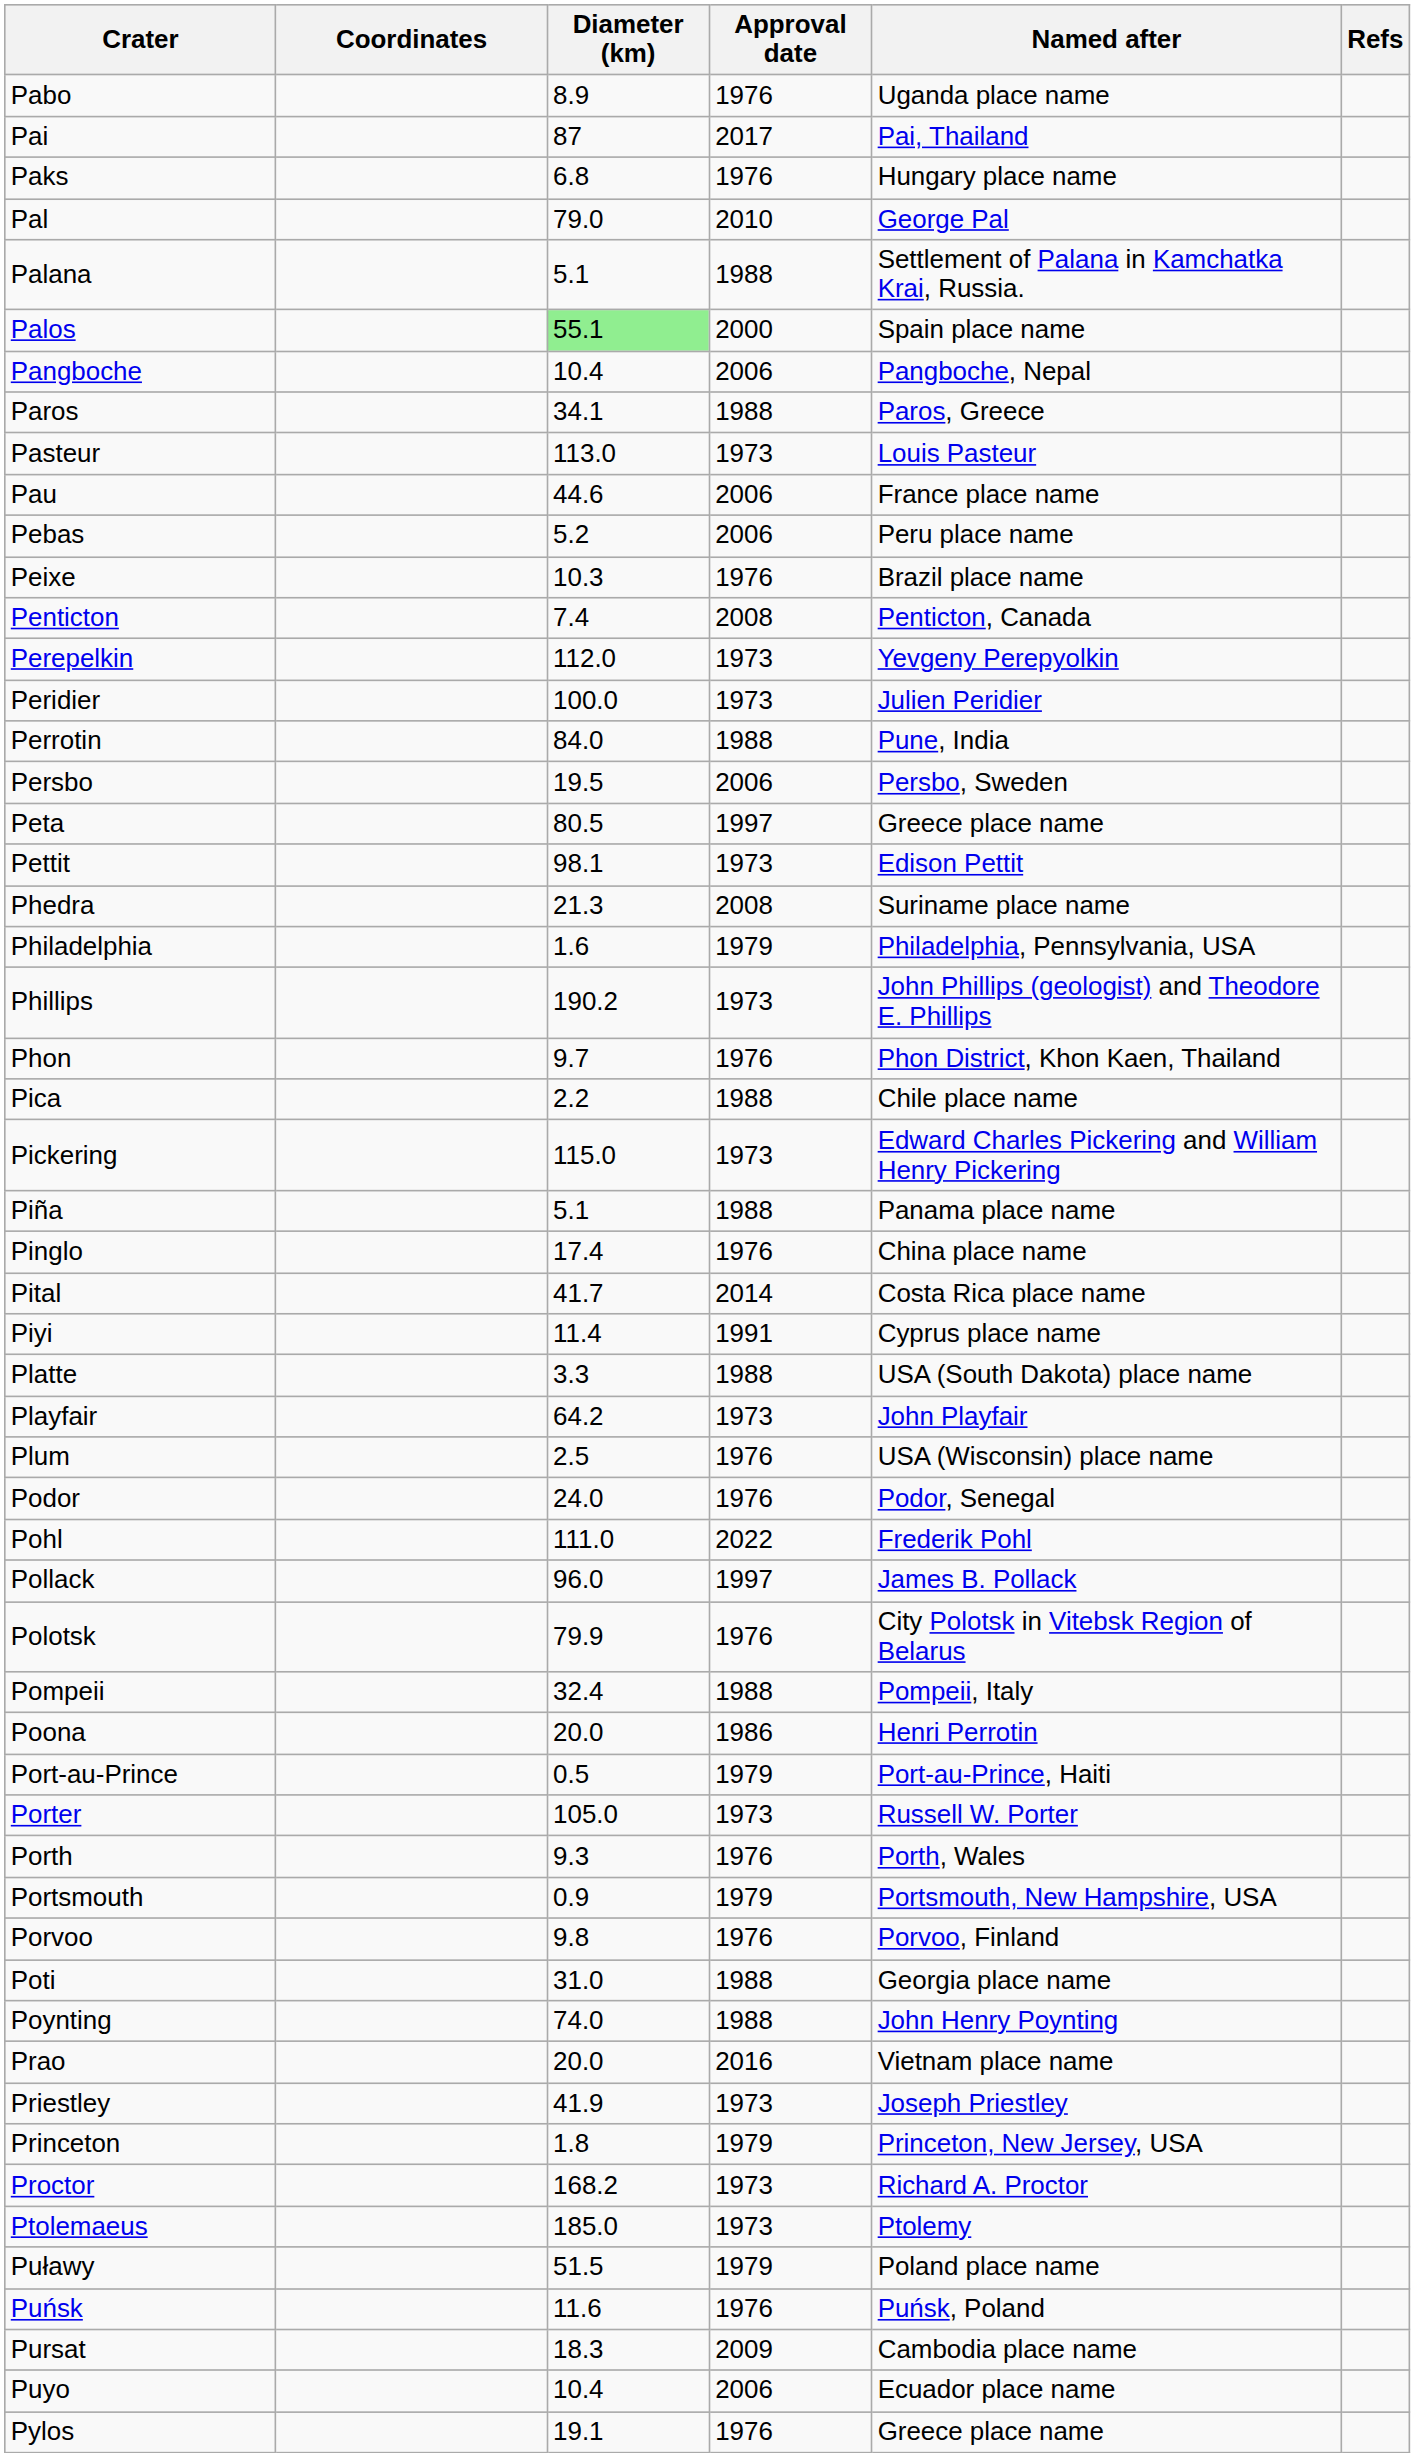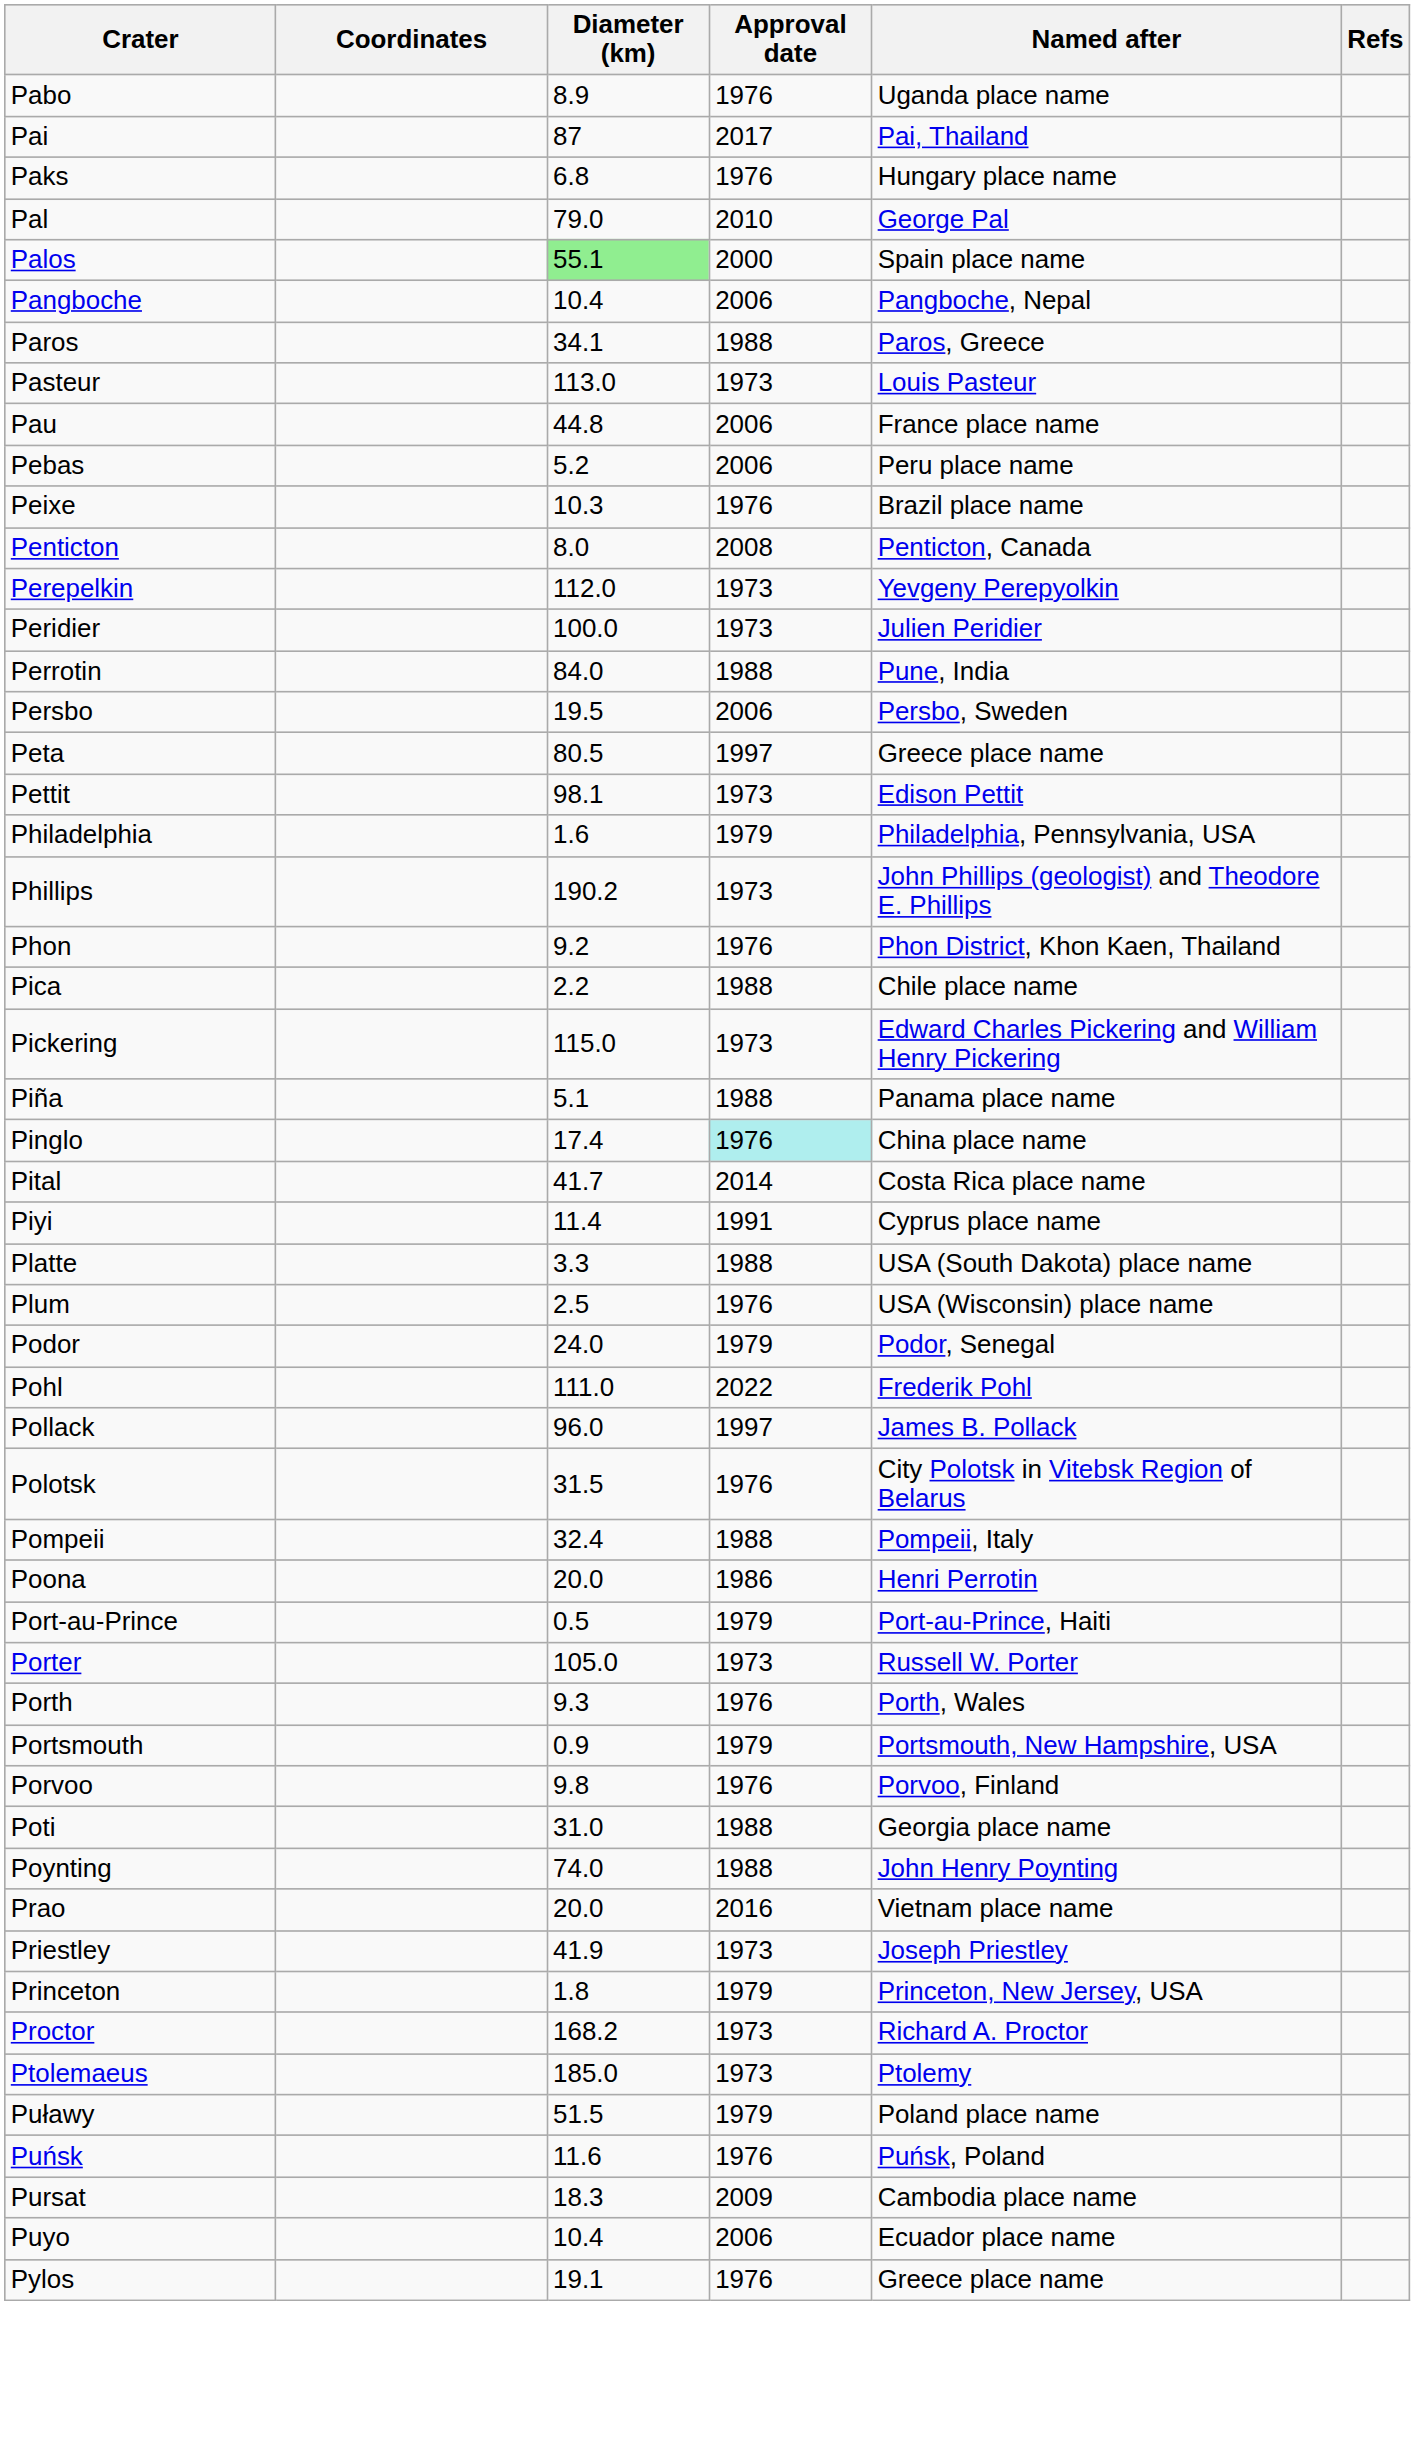- row: (51, 274)
(578, 494) 44.6 -> (578, 424) 44.8
(571, 617) 7.4 -> (571, 547) 8.0
- row: (53, 905)
(571, 1058) 9.7 -> (571, 946) 9.2
(744, 1251) no background -> (744, 1140) paleturquoise background
- row: (54, 1416)
(744, 1498) 1976 -> (744, 1345) 1979
(578, 1636) 79.9 -> (578, 1483) 31.5
